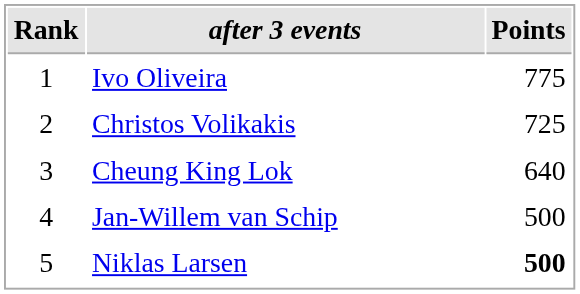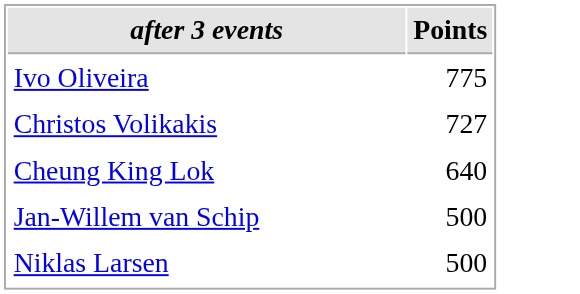- column: (46, 29)
(545, 124) 725 -> (466, 124) 727
(545, 263) bold -> (466, 263) normal
